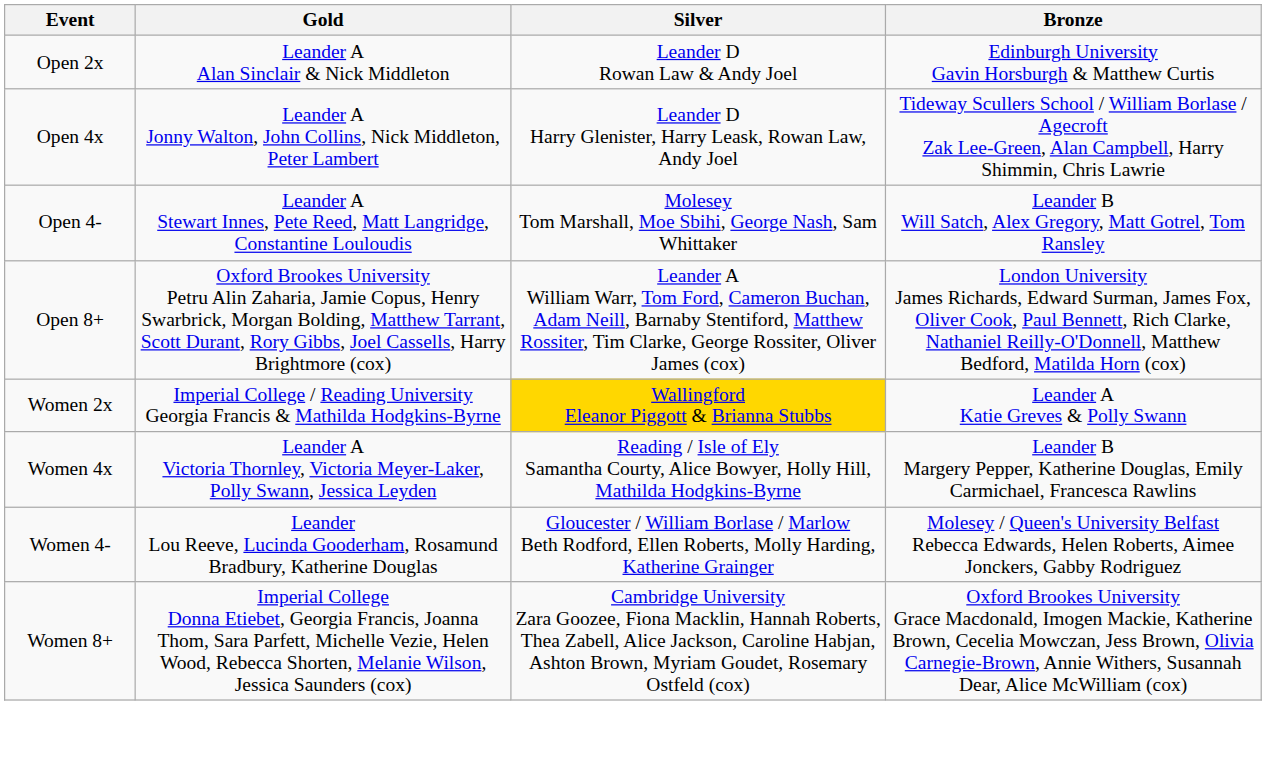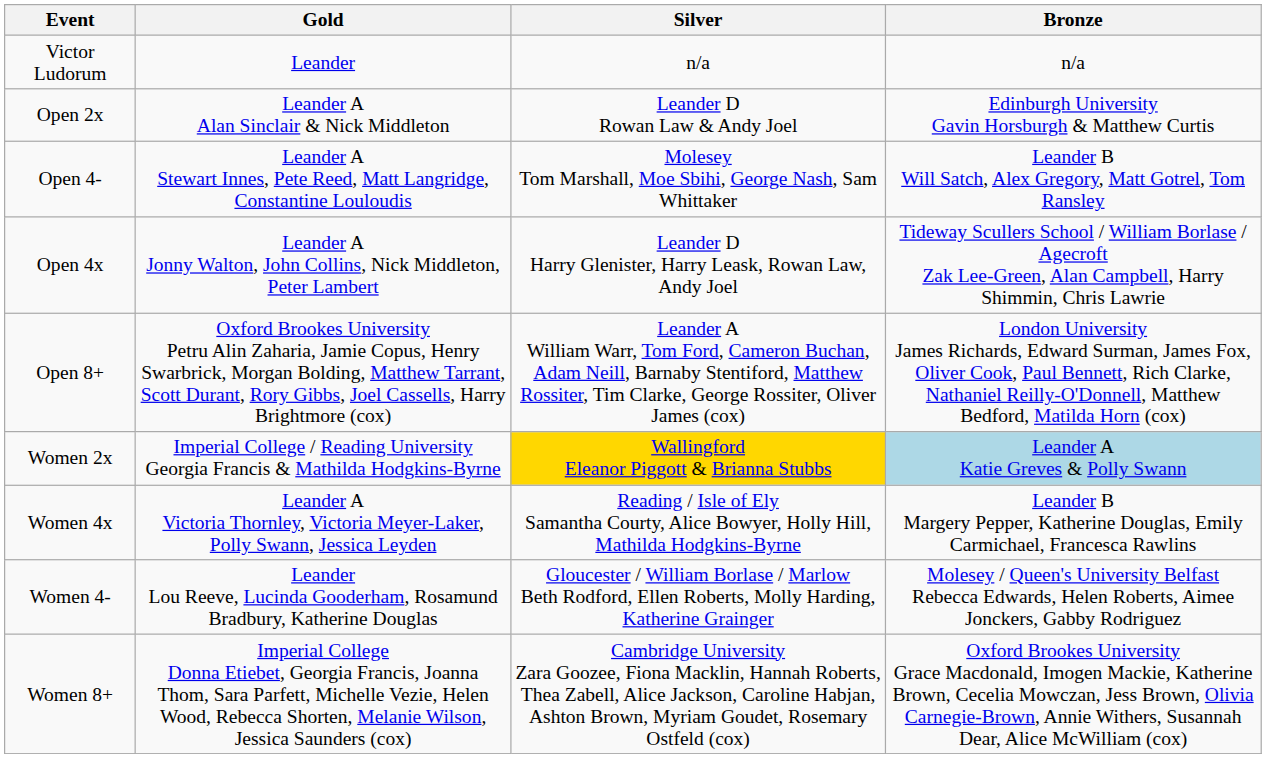+ row: (70, 61)
rows swapped: (70, 222) <-> (70, 136)
(1073, 405) no background -> (1073, 458) lightblue background
